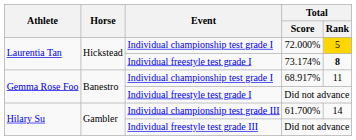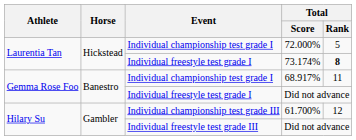(337, 45) gold background -> (337, 45) no background
(337, 111) 14 -> (337, 111) 12
